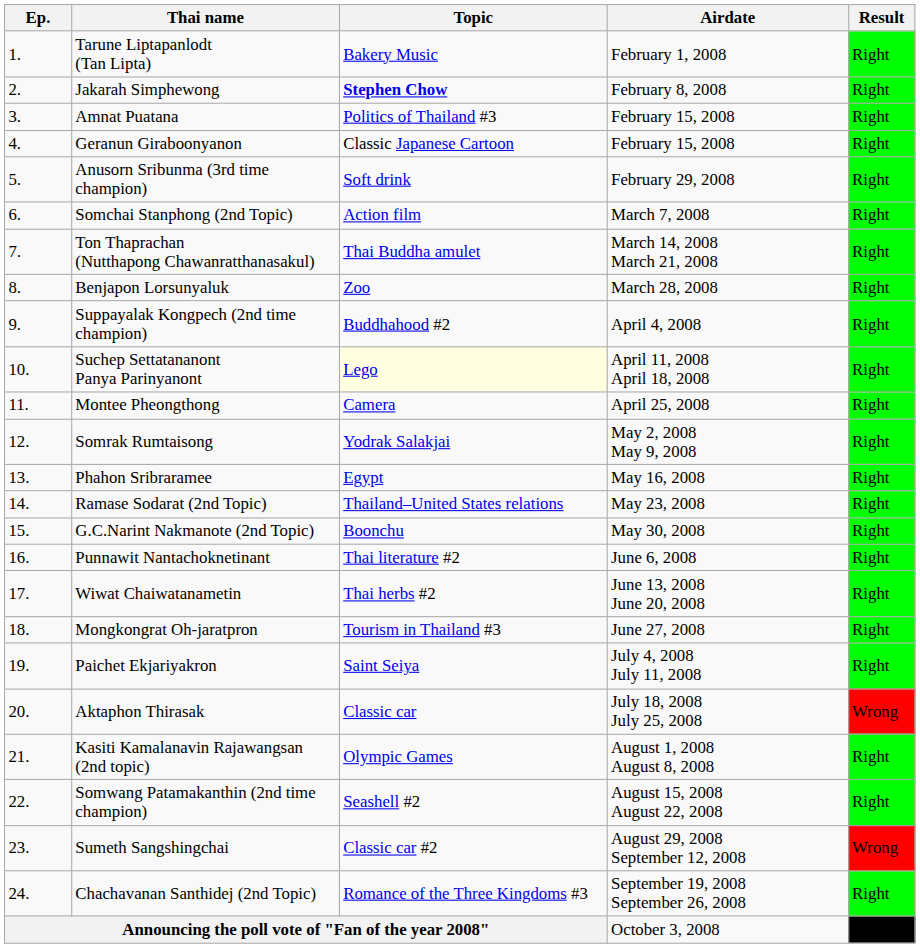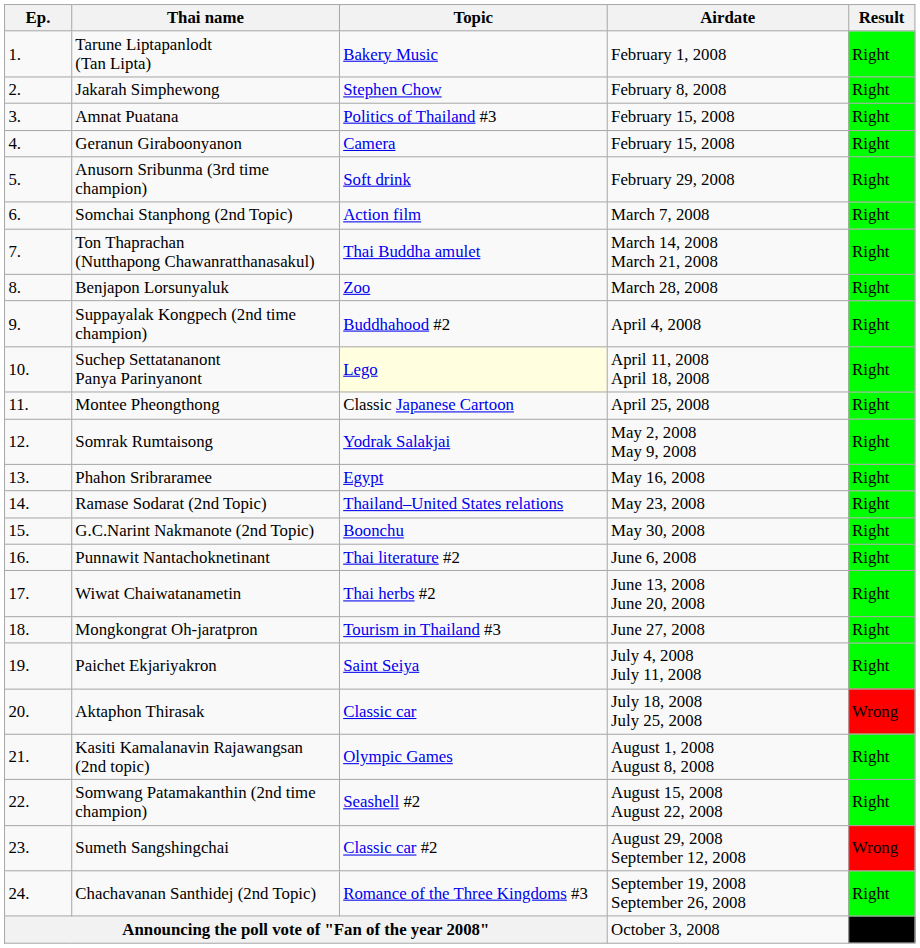(395, 90) bold -> (392, 90) normal
(429, 143) Classic Japanese Cartoon -> (369, 143) Camera
(369, 405) Camera -> (429, 405) Classic Japanese Cartoon
